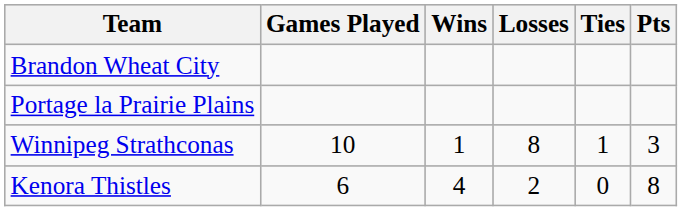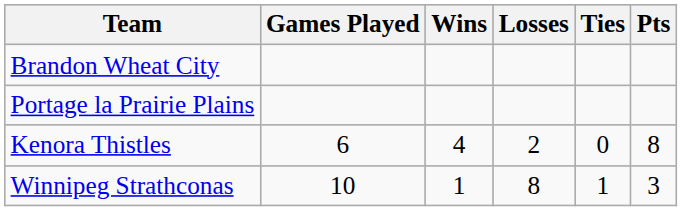rows swapped: (91, 184) <-> (122, 144)
